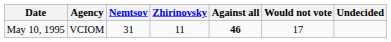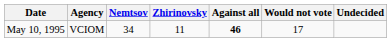(128, 29) 31 -> (128, 29) 34
